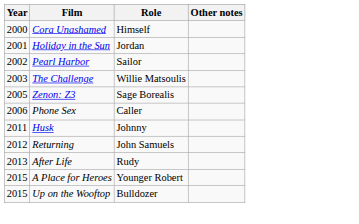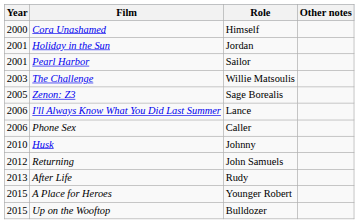(17, 62) 2002 -> (17, 62) 2001
+ row: (127, 111)
(17, 128) 2011 -> (17, 144) 2010
